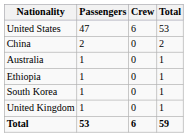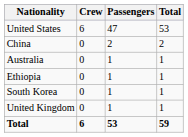columns swapped: (103, 12) <-> (143, 12)
